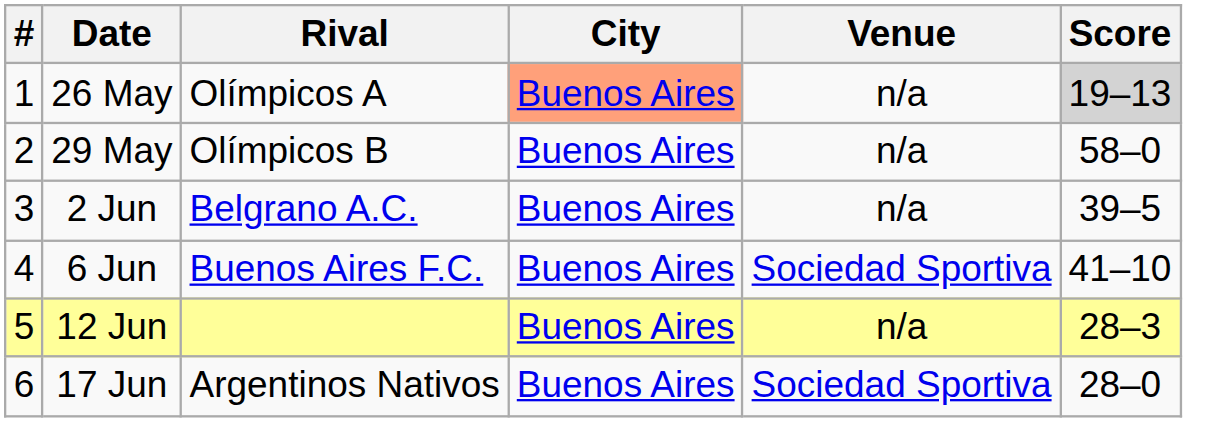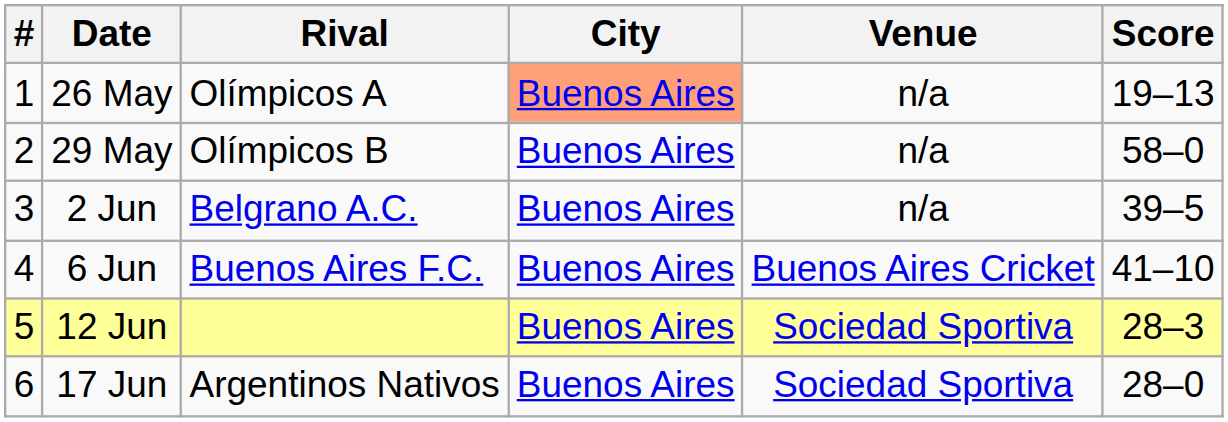(1120, 92) lightgrey background -> (1163, 92) no background
(902, 268) Sociedad Sportiva -> (923, 268) Buenos Aires Cricket
(902, 326) n/a -> (923, 326) Sociedad Sportiva
